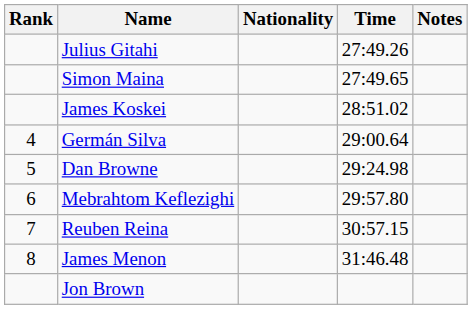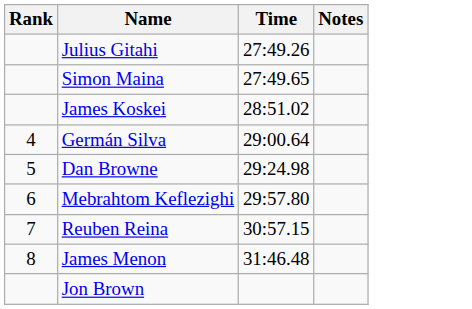- column: (288, 19)
